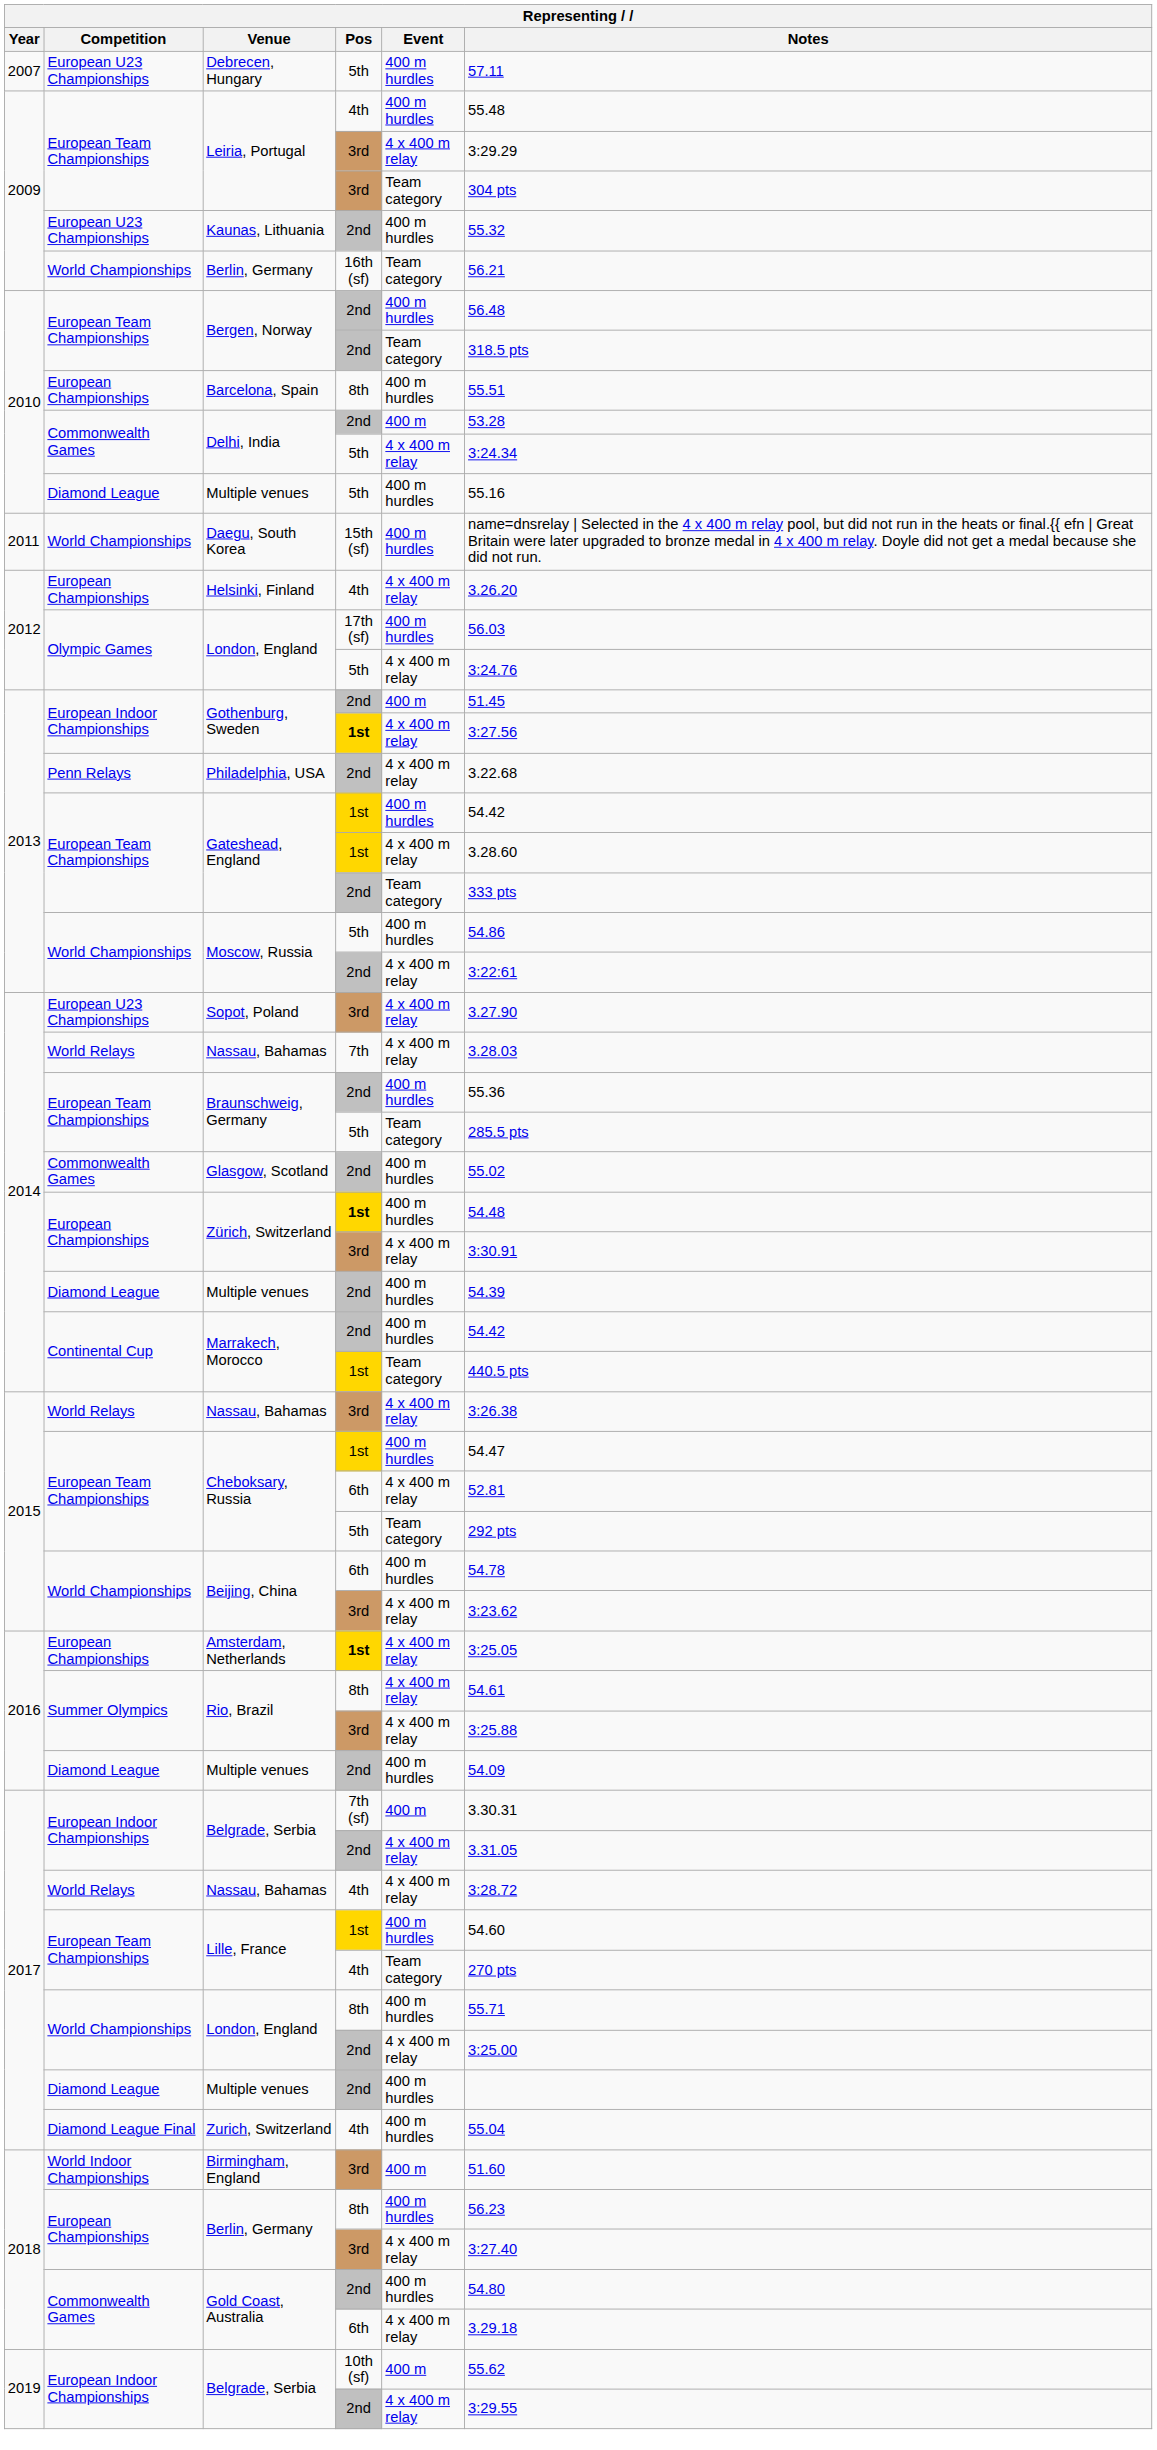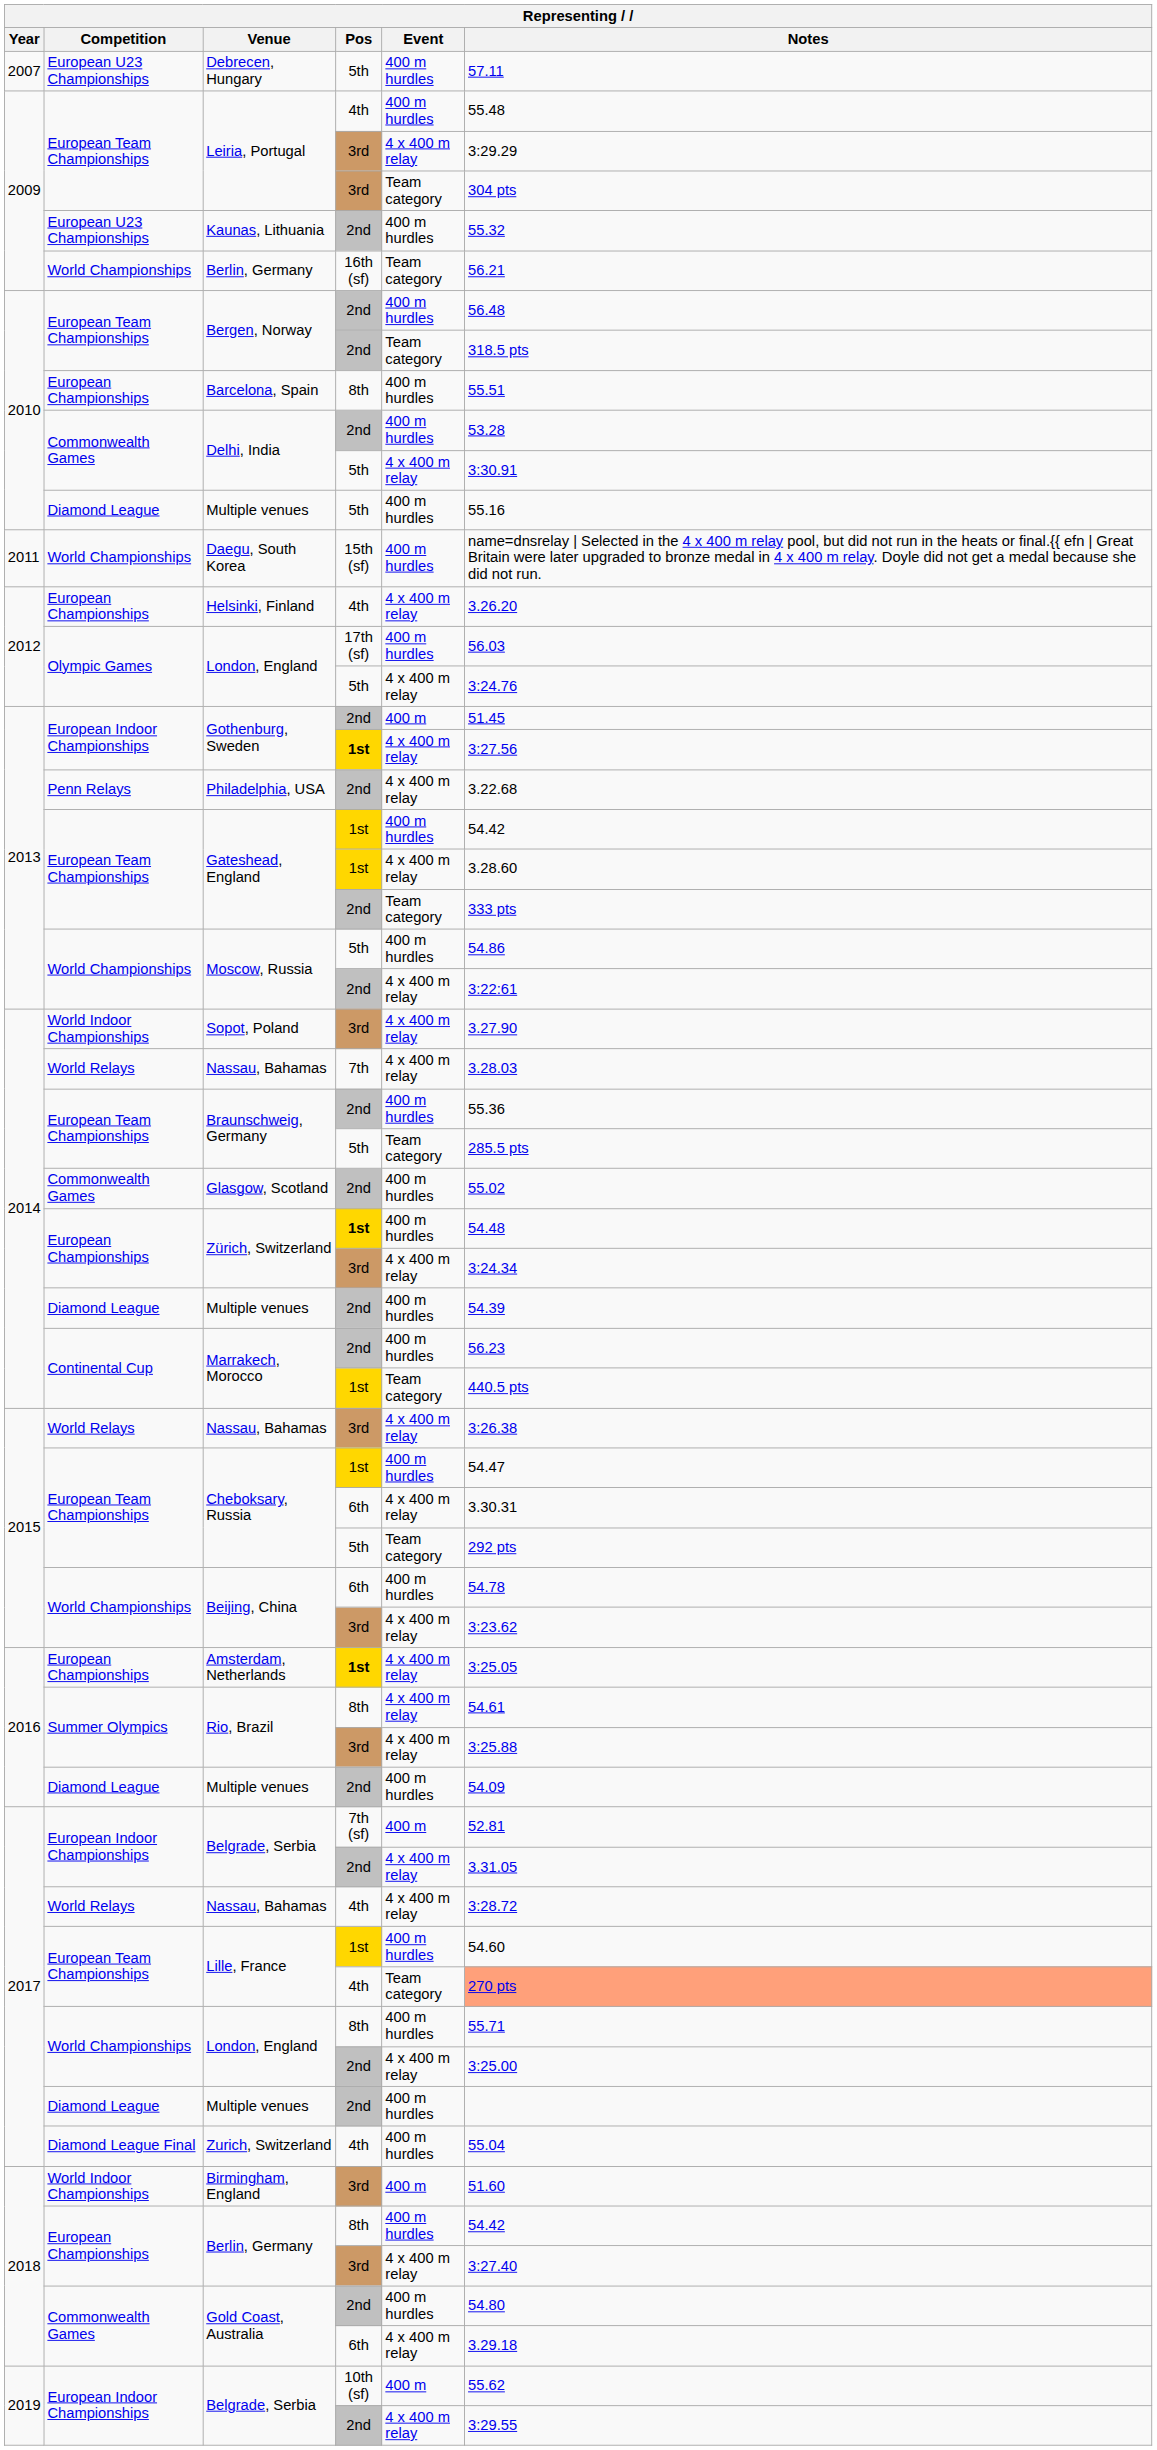(406, 422) 400 m -> (409, 430) 400 m hurdles
(493, 453) 3:24.34 -> (493, 470) 3:30.91
(98, 1012) European U23 Championships -> (98, 1028) World Indoor Championships
(493, 1251) 3:30.91 -> (493, 1268) 3:24.34
(486, 1331) 54.42 -> (486, 1348) 56.23
(486, 1491) 52.81 -> (493, 1507) 3.30.31
(493, 1810) 3.30.31 -> (486, 1826) 52.81
(492, 1970) no background -> (492, 1986) lightsalmon background
(486, 2209) 56.23 -> (486, 2226) 54.42
